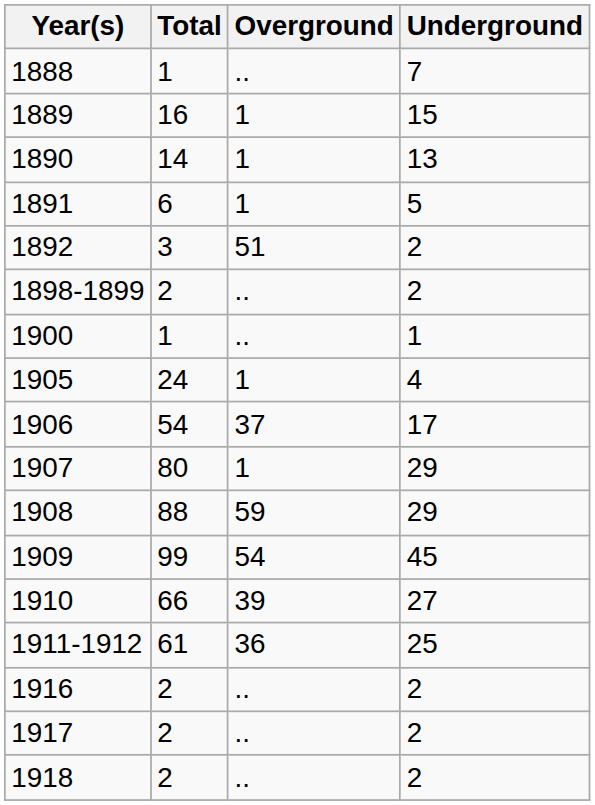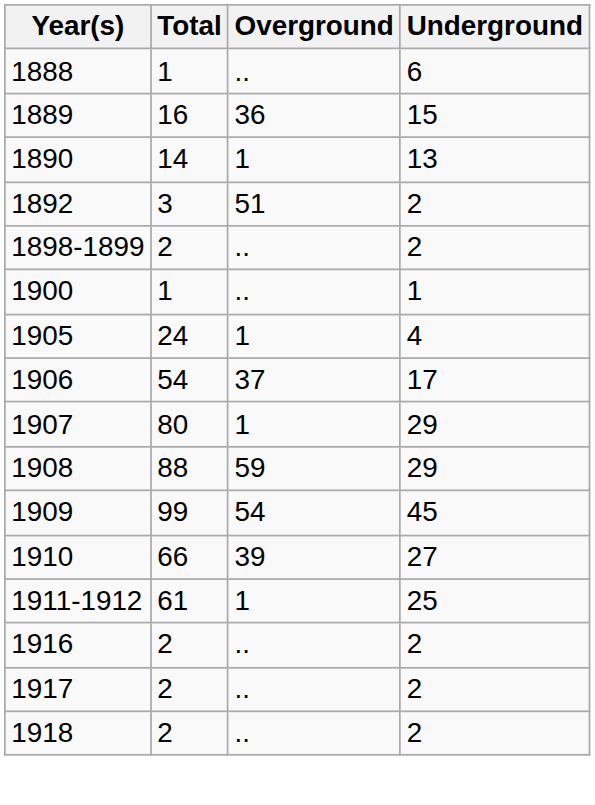(414, 70) 7 -> (414, 70) 6
(242, 114) 1 -> (250, 114) 36
- row: (42, 203)
(250, 644) 36 -> (242, 600) 1
